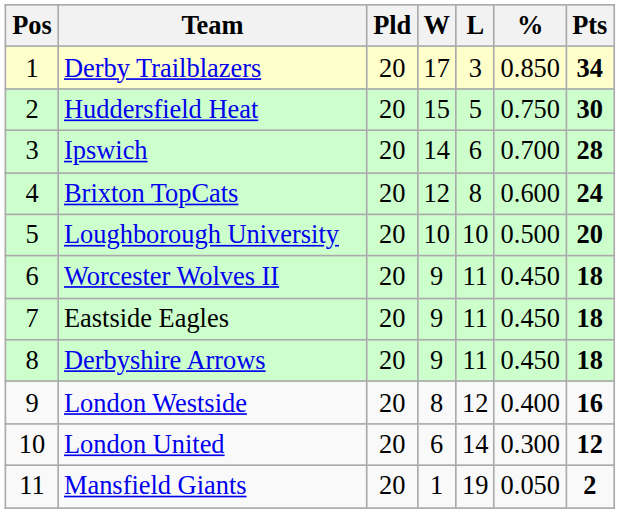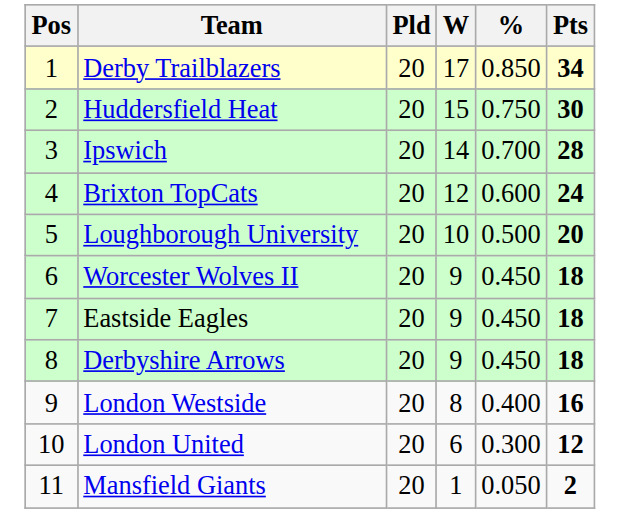- column: (475, 25)
